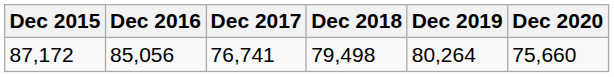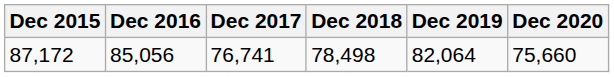(343, 54) 79,498 -> (343, 54) 78,498
(444, 54) 80,264 -> (444, 54) 82,064
